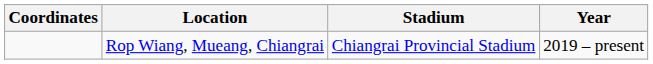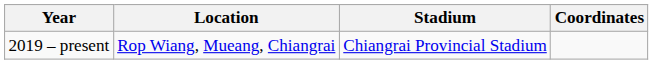columns swapped: (53, 18) <-> (594, 18)
